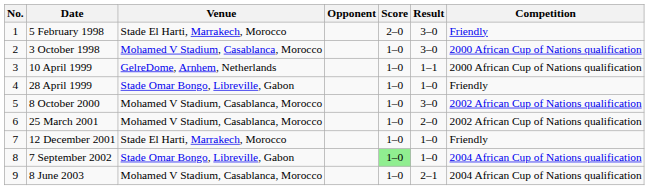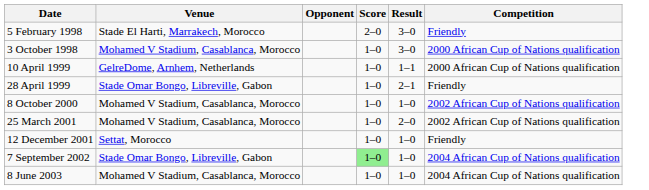- column: (15, 13)
(429, 85) 1–0 -> (407, 85) 2–1
(429, 103) 3–0 -> (407, 103) 1–0
(204, 139) Stade El Harti, Marrakech, Morocco -> (135, 139) Settat, Morocco
(429, 175) 2–1 -> (407, 175) 1–0
